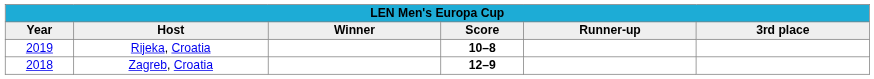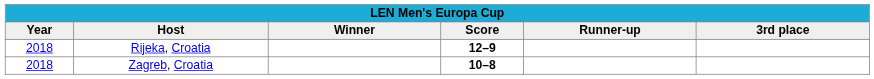(39, 48) 2019 -> (39, 48) 2018
(482, 48) 10–8 -> (482, 48) 12–9
(482, 65) 12–9 -> (482, 65) 10–8
